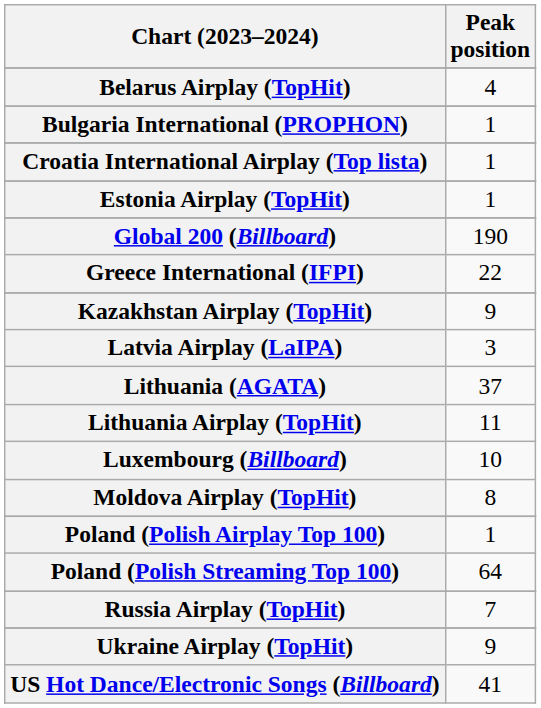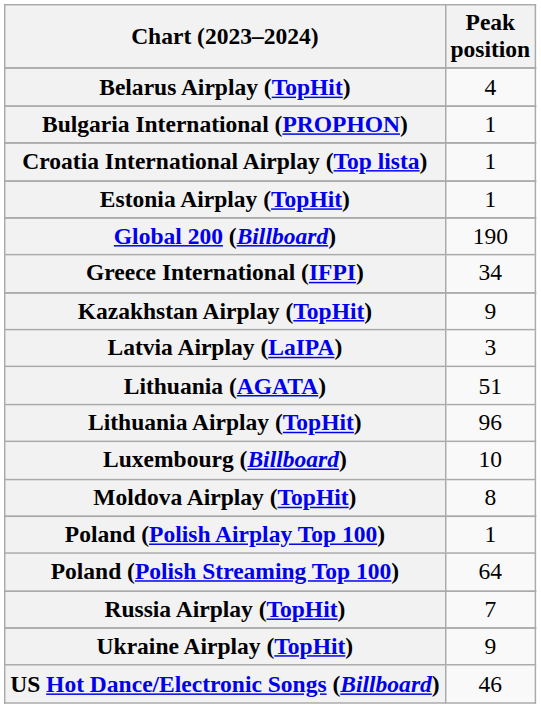(490, 273) 22 -> (490, 273) 34
(490, 385) 37 -> (490, 385) 51
(490, 422) 11 -> (490, 422) 96
(490, 683) 41 -> (490, 683) 46
